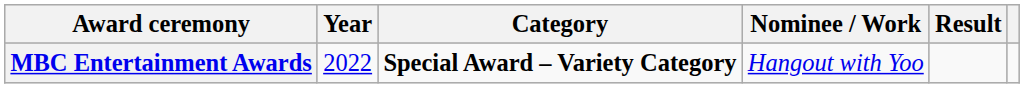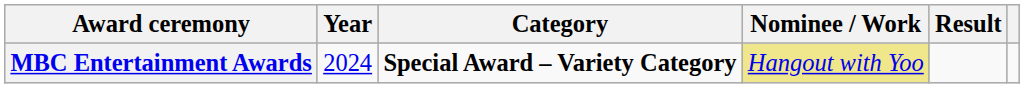(348, 62) 2022 -> (348, 62) 2024
(836, 62) no background -> (836, 62) khaki background
